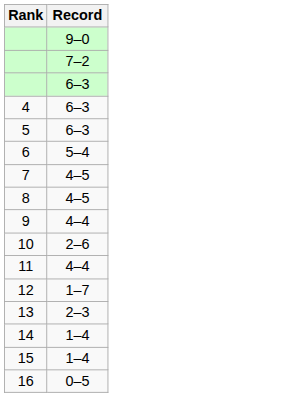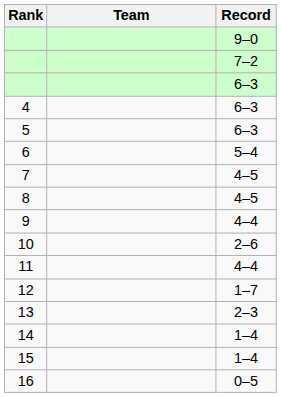+ column: (131, 15)
